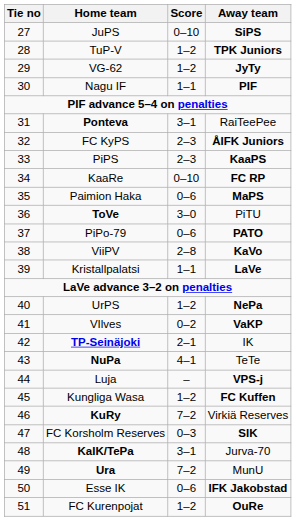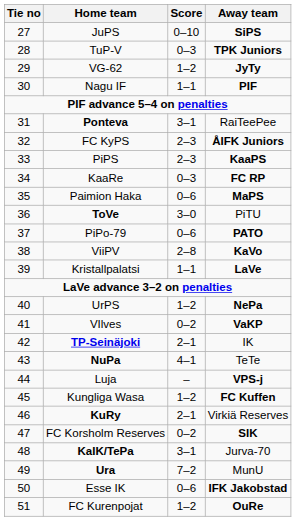(186, 50) 1–2 -> (186, 50) 0–3
(186, 178) 0–10 -> (186, 178) 0–3
(186, 415) 7–2 -> (186, 415) 2–1
(186, 433) 0–3 -> (186, 433) 0–2
